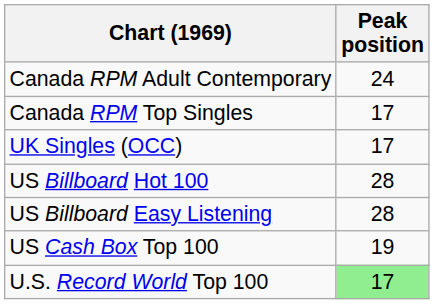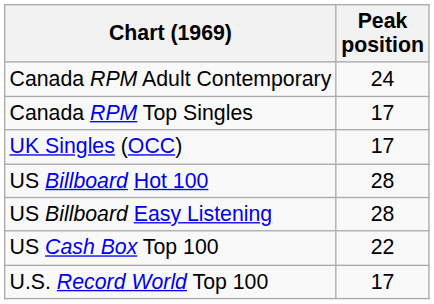(382, 247) 19 -> (382, 247) 22
(382, 281) lightgreen background -> (382, 281) no background
